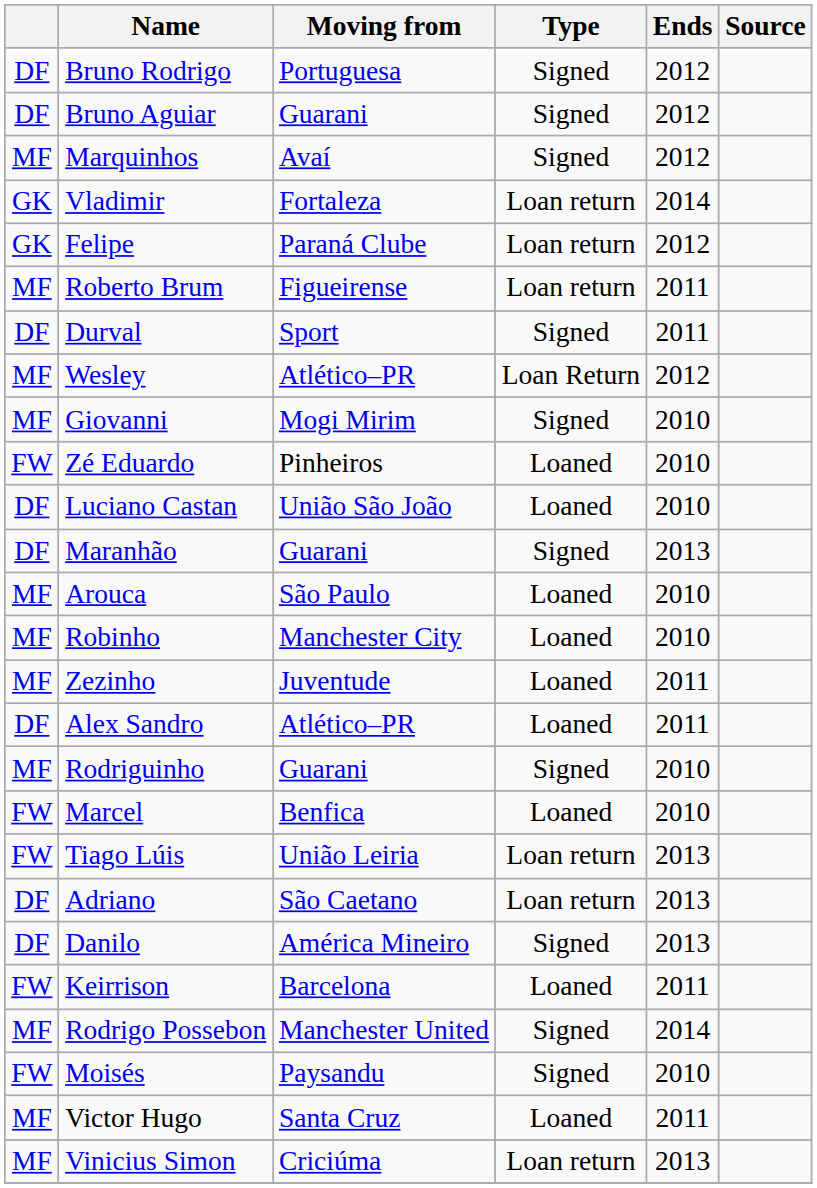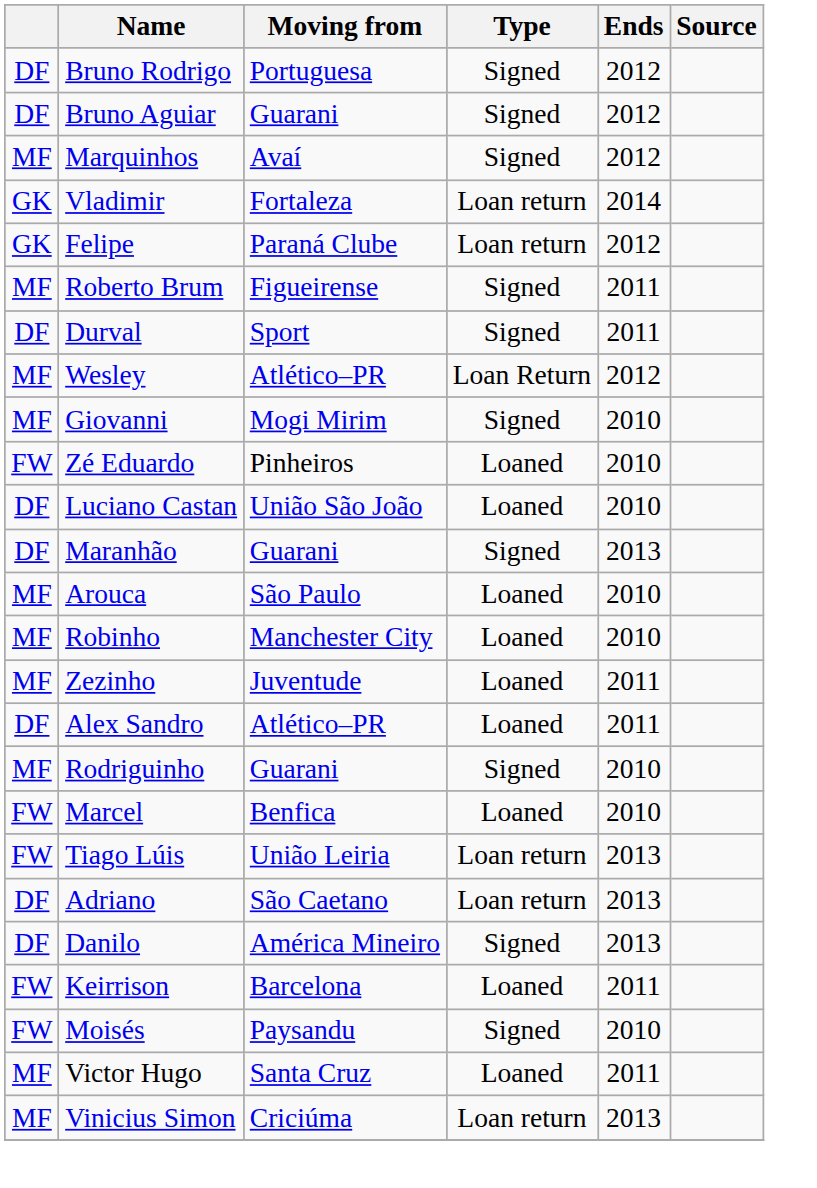(571, 288) Loan return -> (522, 288) Signed
- row: (166, 1030)
